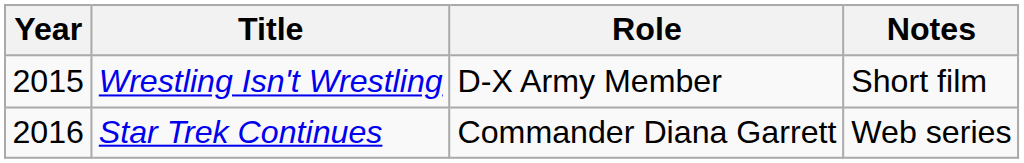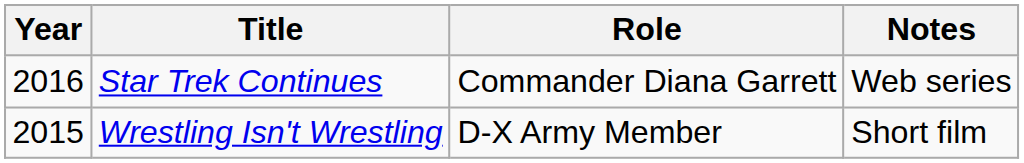rows swapped: (271, 81) <-> (241, 132)
